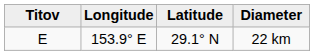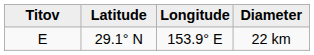columns swapped: (195, 15) <-> (119, 15)
